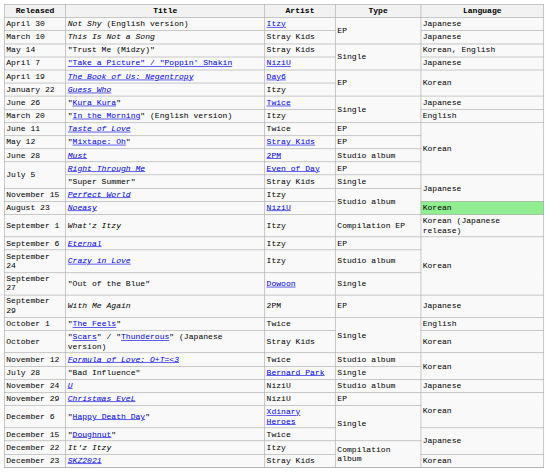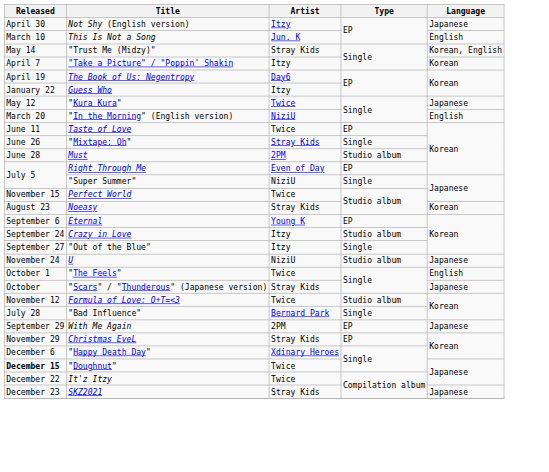(291, 37) Stray Kids -> (286, 37) Jun. K
(442, 37) Japanese -> (446, 37) English
(279, 63) NiziU -> (281, 63) Itzy
(442, 63) Japanese -> (444, 63) Korean
(23, 103) June 26 -> (21, 103) May 12
(276, 116) Itzy -> (283, 116) NiziU
(21, 142) May 12 -> (23, 142) June 26
(342, 142) EP -> (357, 142) Single
(291, 182) Stray Kids -> (283, 182) NiziU
(276, 195) Itzy -> (283, 195) Twice
(279, 208) NiziU -> (295, 208) Stray Kids
(437, 208) lightgreen background -> (444, 208) no background
- row: (94, 226)
(276, 243) Itzy -> (288, 221) Young K
(281, 284) Dowoon -> (281, 247) Itzy
rows swapped: (99, 306) <-> (70, 386)
(437, 342) Korean -> (449, 287) Japanese
(279, 399) NiziU -> (295, 339) Stray Kids
(33, 434) normal -> (33, 366) bold
(276, 448) Itzy -> (283, 379) Twice
(437, 461) Korean -> (449, 392) Japanese
